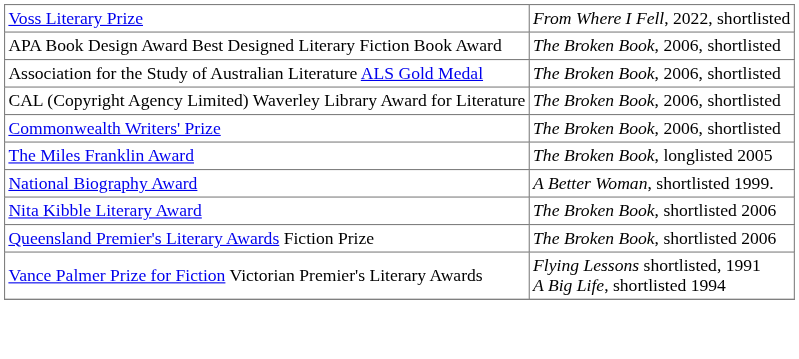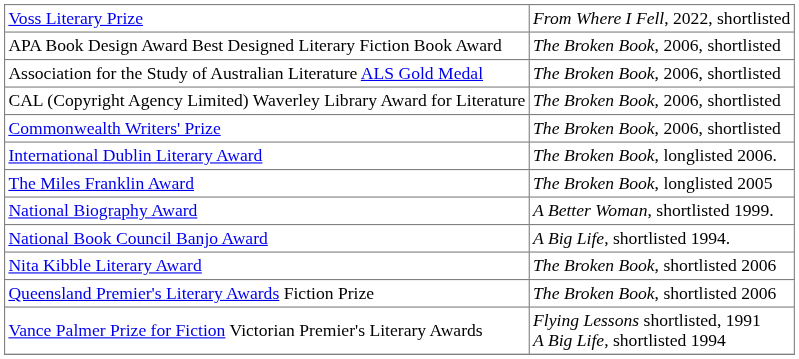+ row: (135, 155)
+ row: (138, 238)
